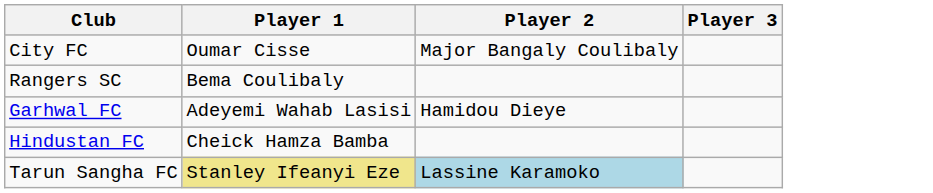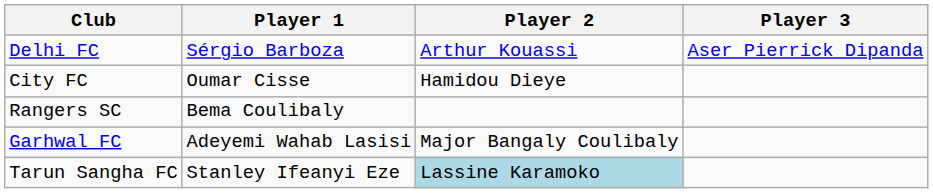+ row: (54, 50)
(549, 50) Major Bangaly Coulibaly -> (493, 81) Hamidou Dieye
(493, 112) Hamidou Dieye -> (549, 142) Major Bangaly Coulibaly
- row: (77, 142)
(293, 173) khaki background -> (293, 173) no background
